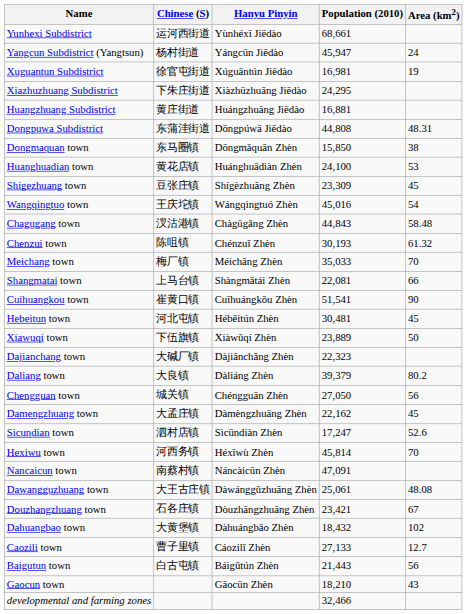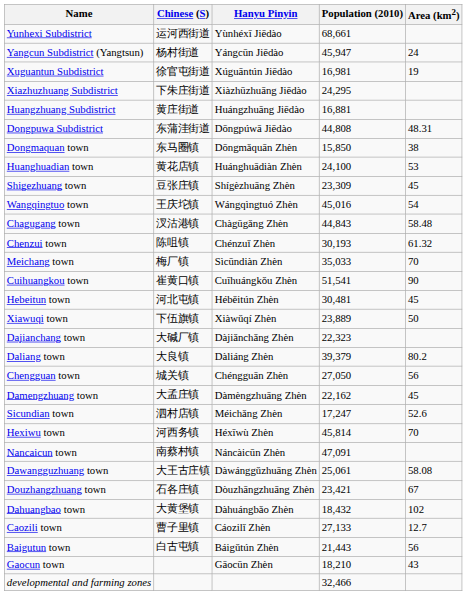(248, 262) Méichǎng Zhèn -> (248, 262) Sìcūndiàn Zhèn
- row: (44, 281)
(248, 433) Sìcūndiàn Zhèn -> (248, 414) Méichǎng Zhèn
(420, 490) 48.08 -> (420, 471) 58.08
